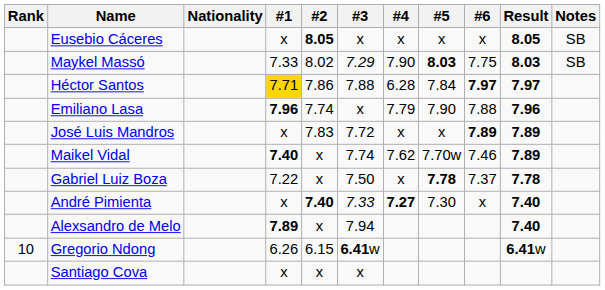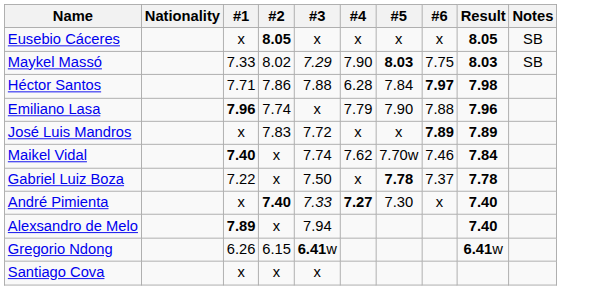- column: (26, 16)
(284, 86) gold background -> (241, 86) no background
(526, 86) 7.97 -> (483, 86) 7.98
(526, 156) 7.89 -> (483, 156) 7.84
